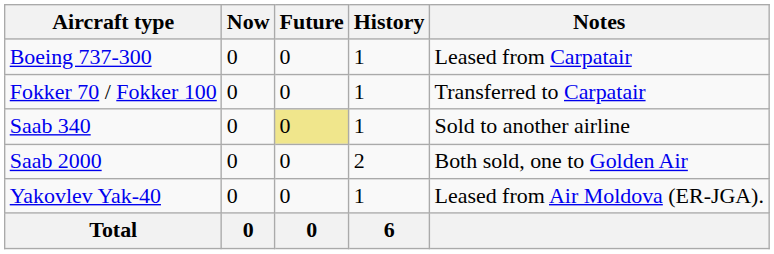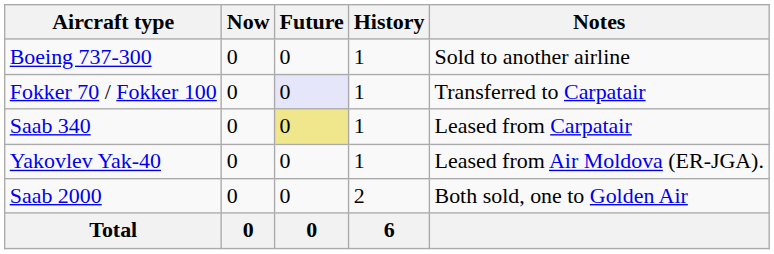(533, 56) Leased from Carpatair -> (532, 56) Sold to another airline
(285, 91) no background -> (285, 91) lavender background
(532, 126) Sold to another airline -> (533, 126) Leased from Carpatair
rows swapped: (56, 160) <-> (85, 195)
